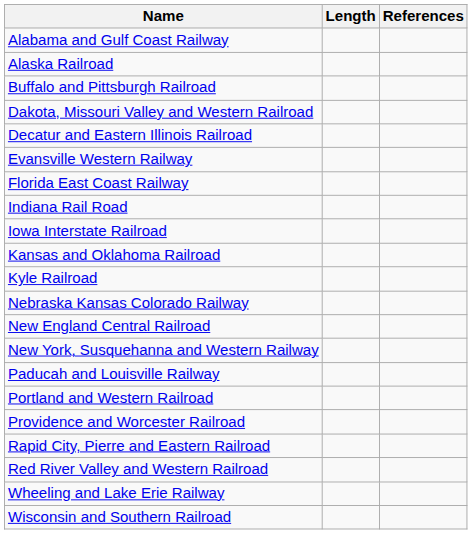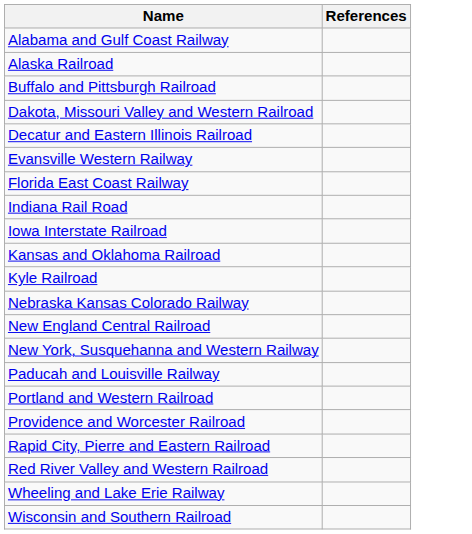- column: (351, 16)
